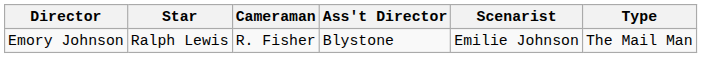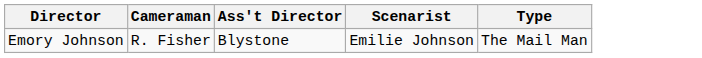- column: (180, 17)
